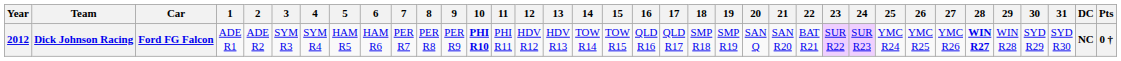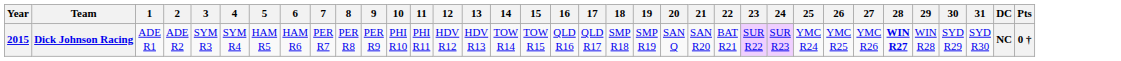- column: (176, 13)
(18, 39) 2012 -> (18, 39) 2015
(479, 39) bold -> (398, 39) normal
